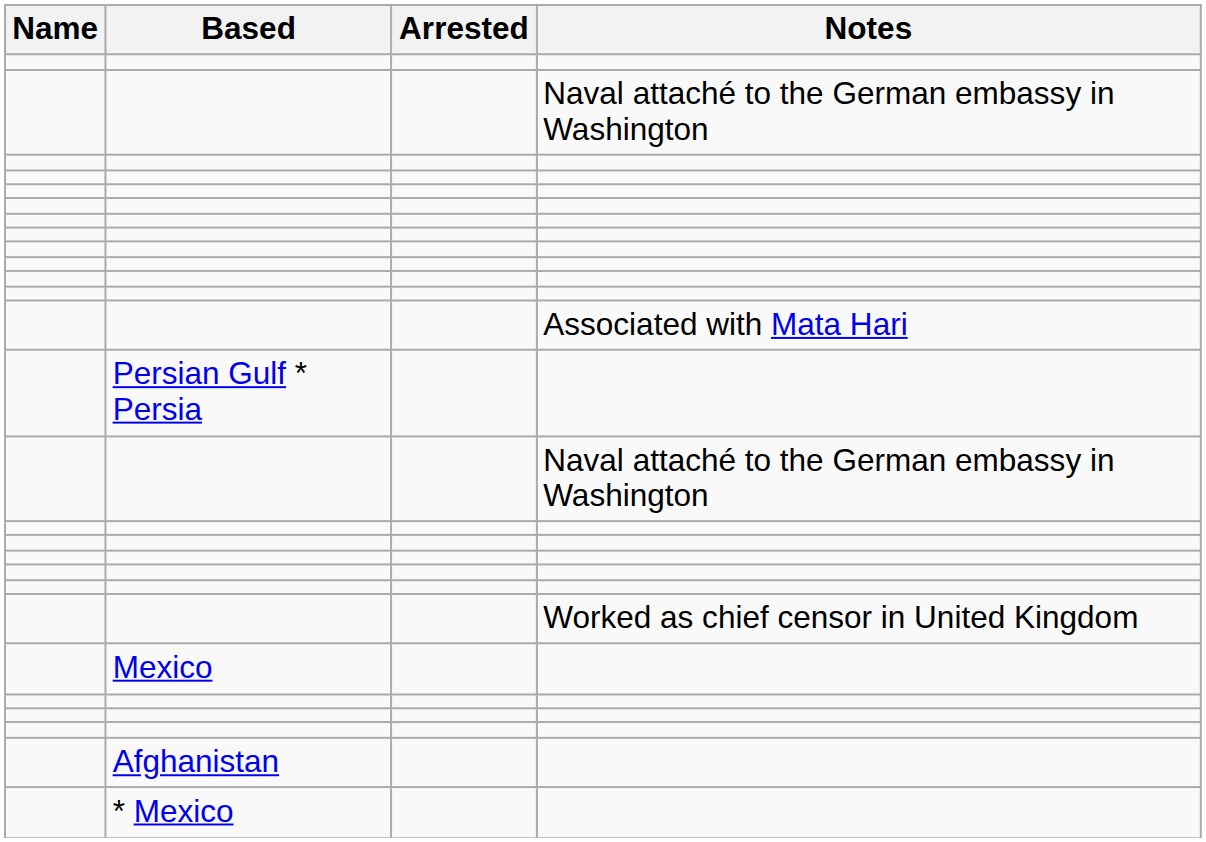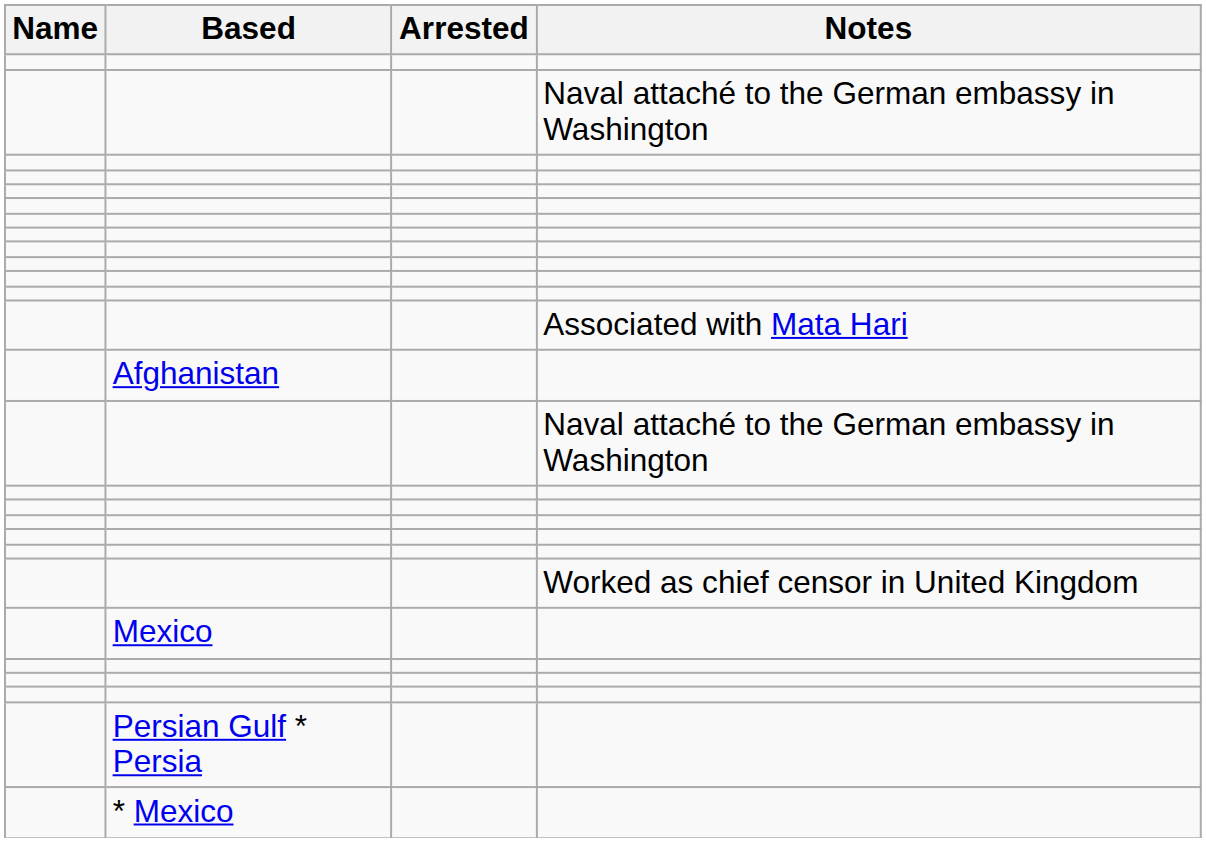rows swapped: (196, 761) <-> (210, 392)
